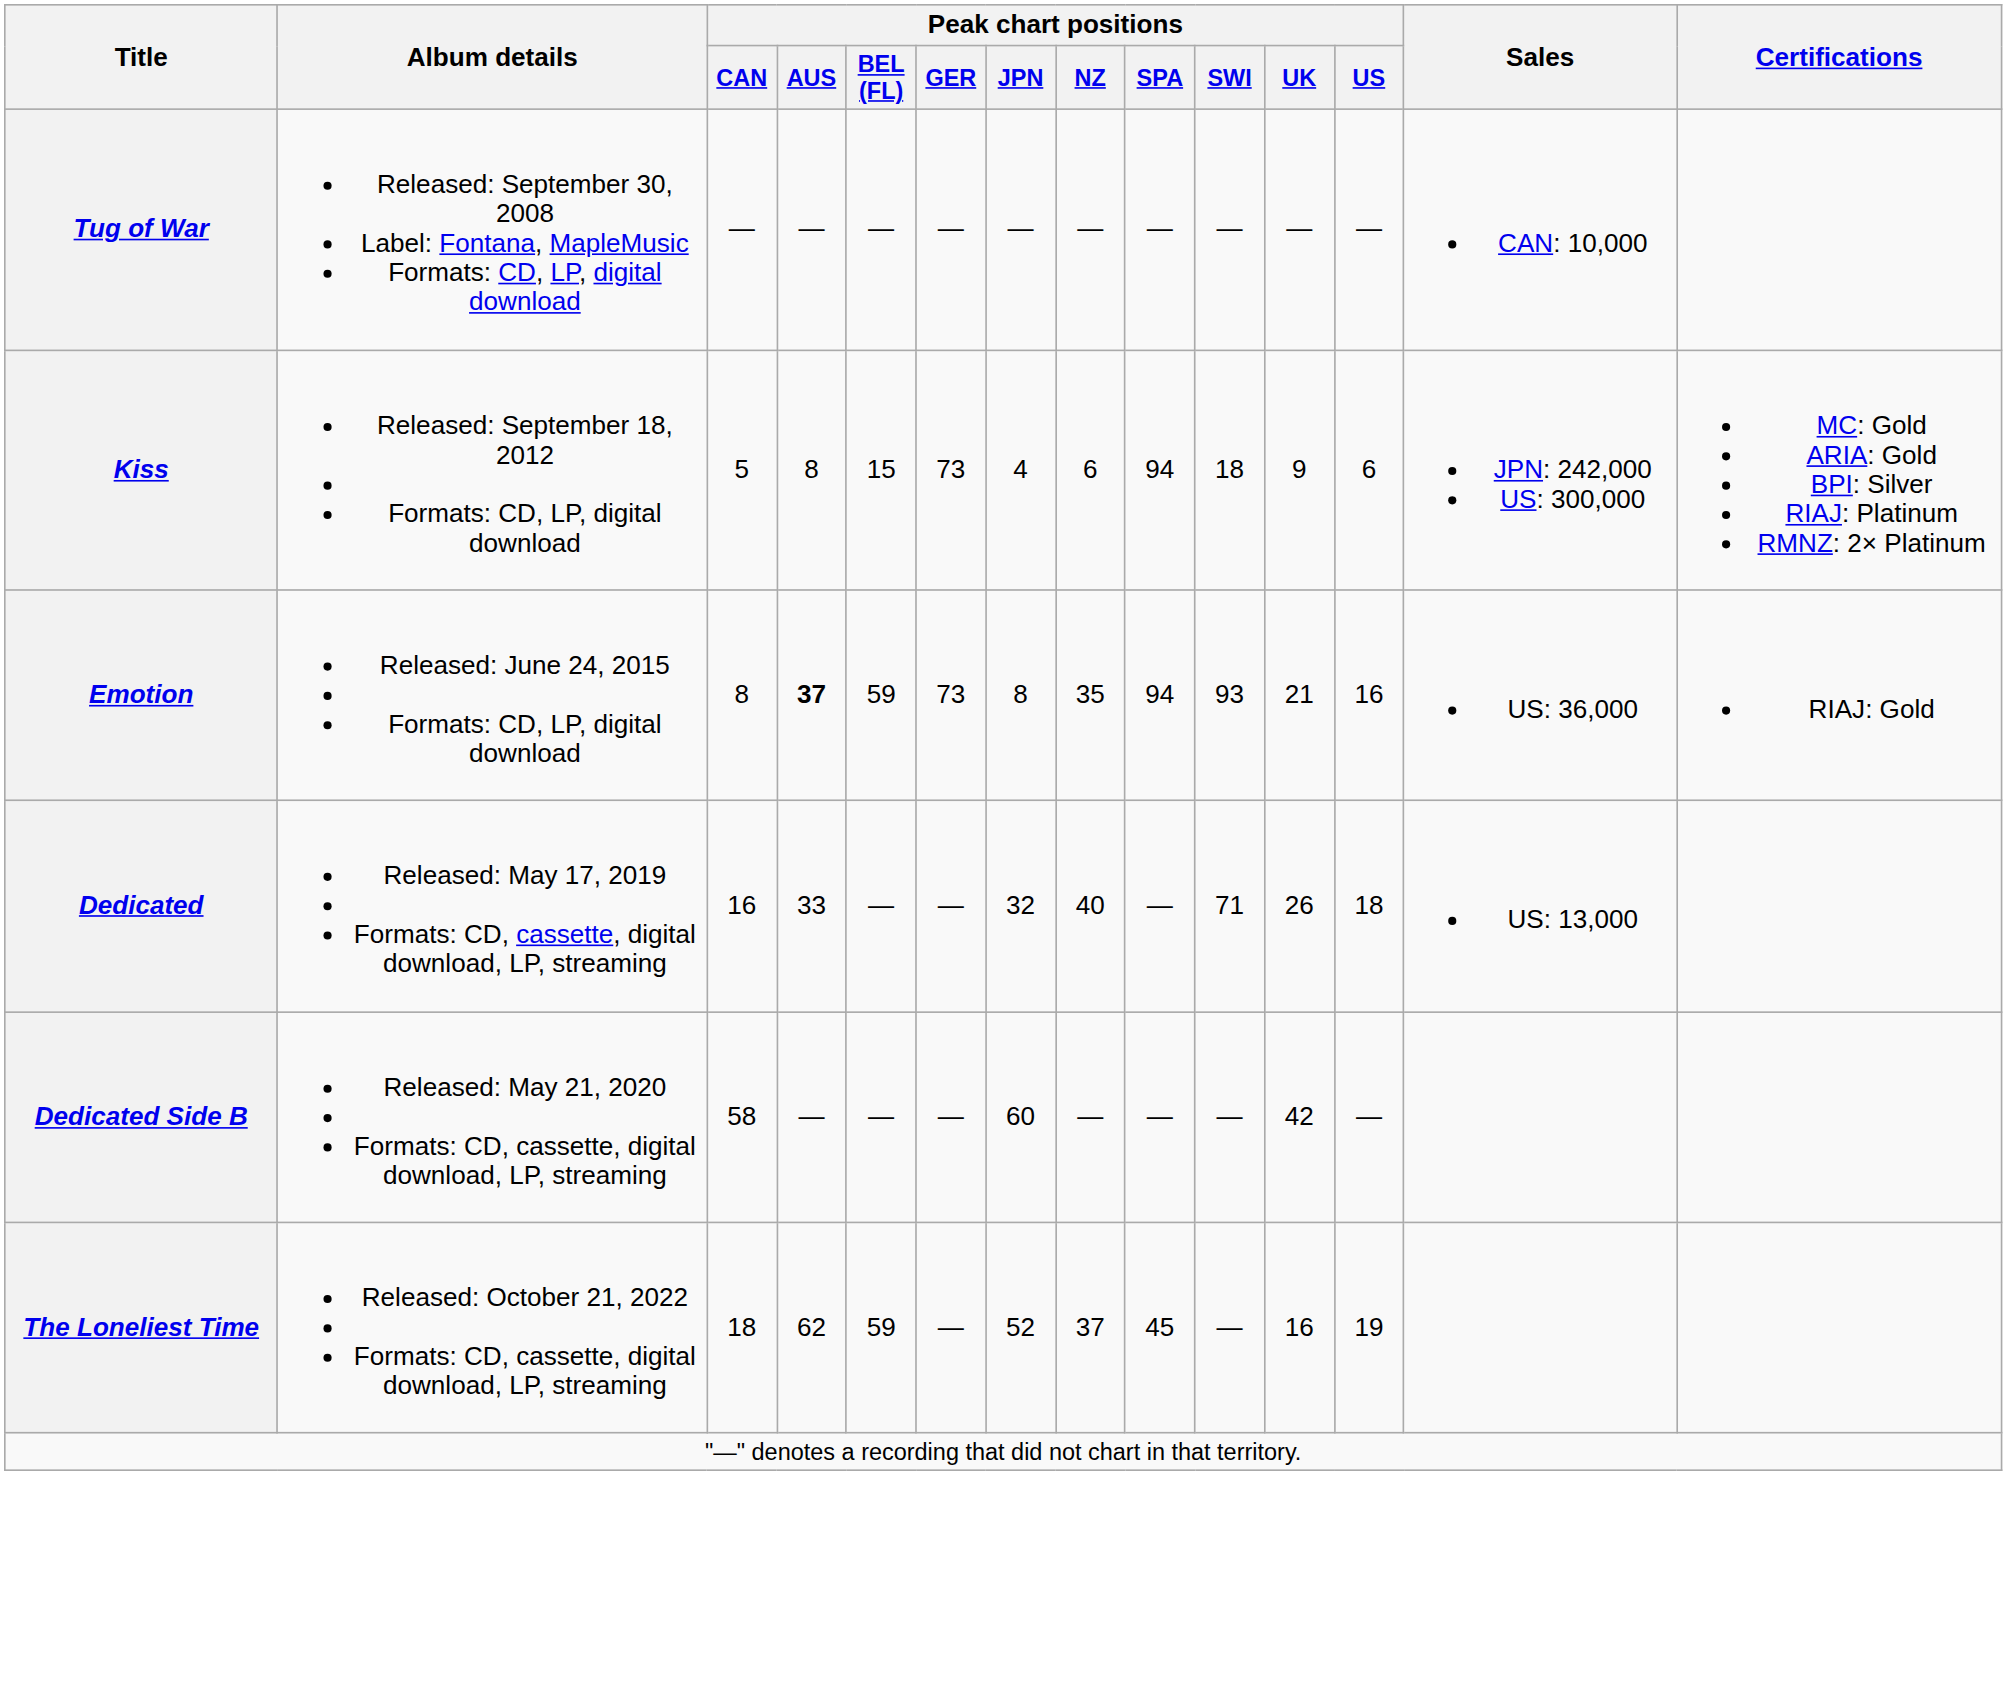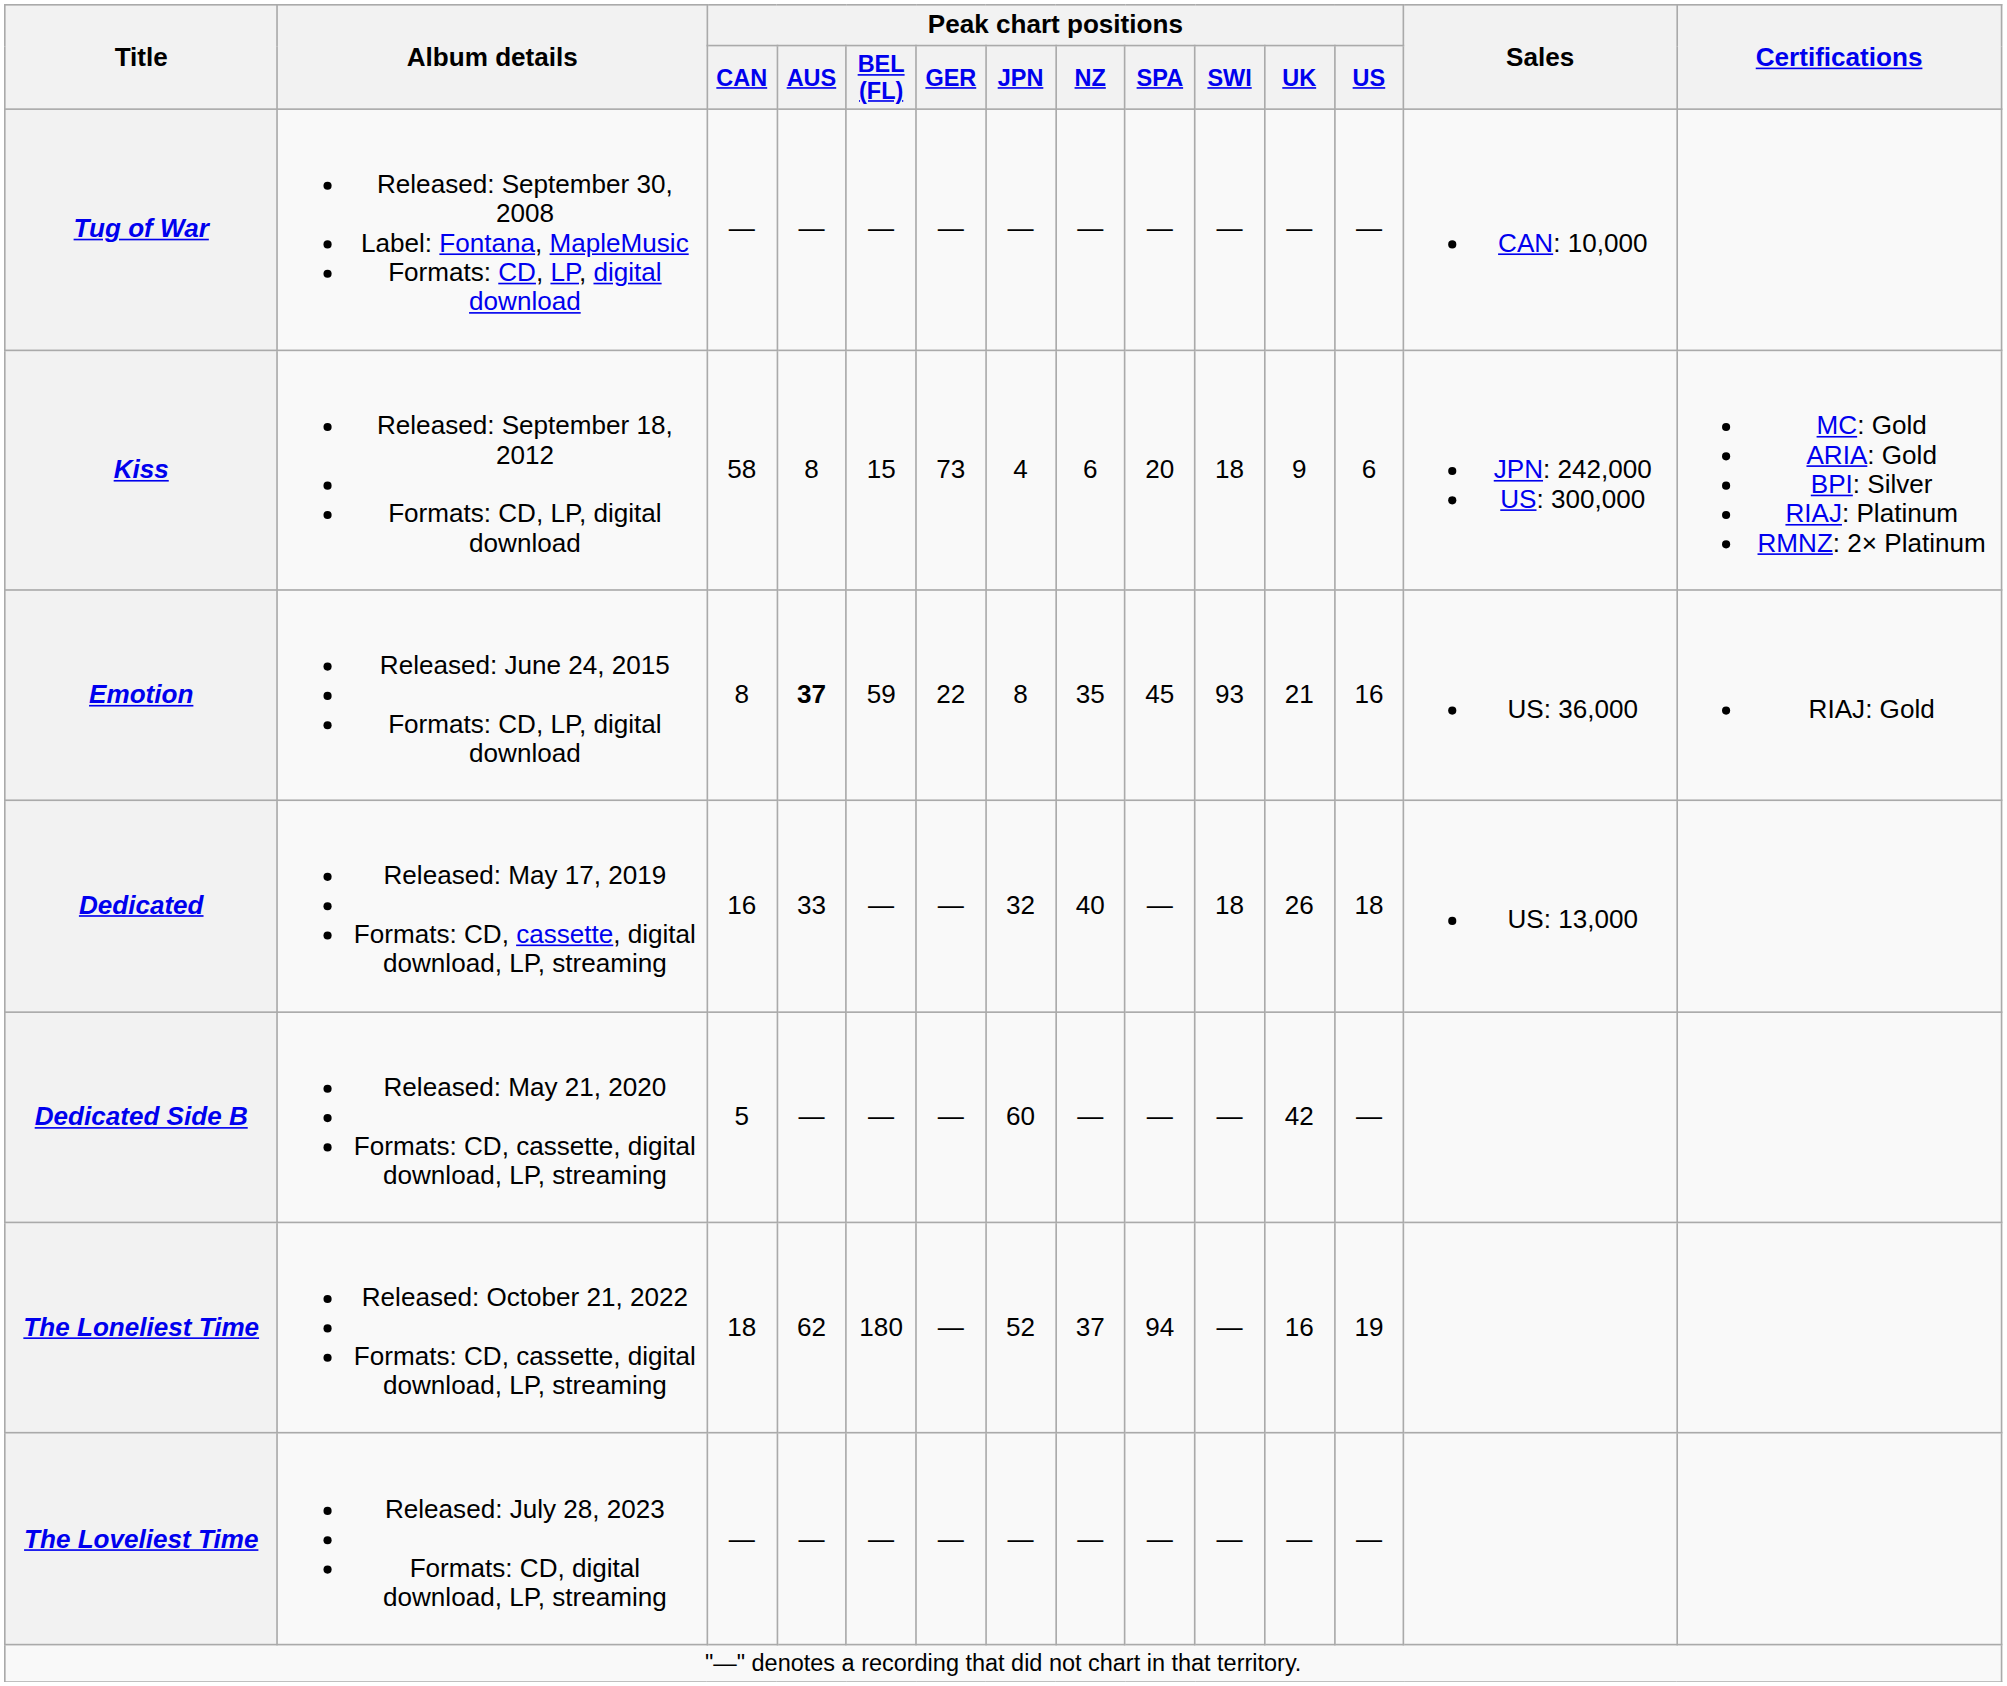(742, 469) 5 -> (742, 469) 58
(1160, 469) 94 -> (1160, 469) 20
(951, 694) 73 -> (951, 694) 22
(1160, 694) 94 -> (1160, 694) 45
(1230, 905) 71 -> (1230, 905) 18
(742, 1116) 58 -> (742, 1116) 5
(881, 1327) 59 -> (881, 1327) 180
(1160, 1327) 45 -> (1160, 1327) 94
+ row: (141, 1538)
